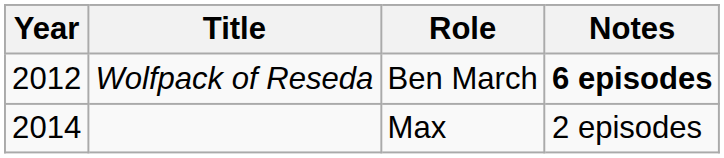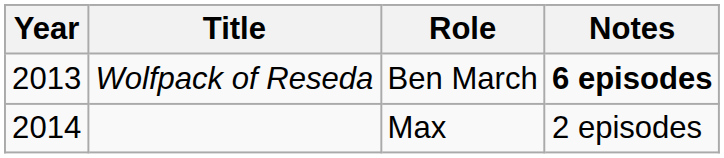(47, 78) 2012 -> (47, 78) 2013
